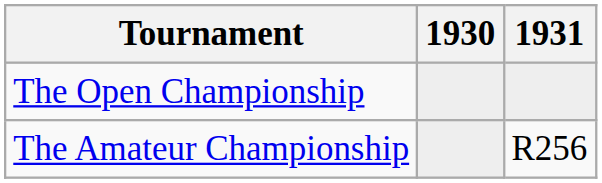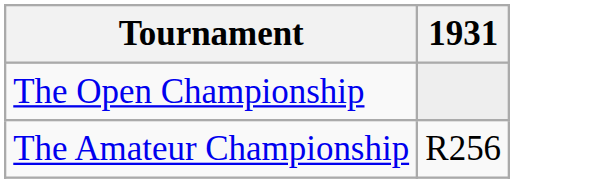- column: (460, 33)
